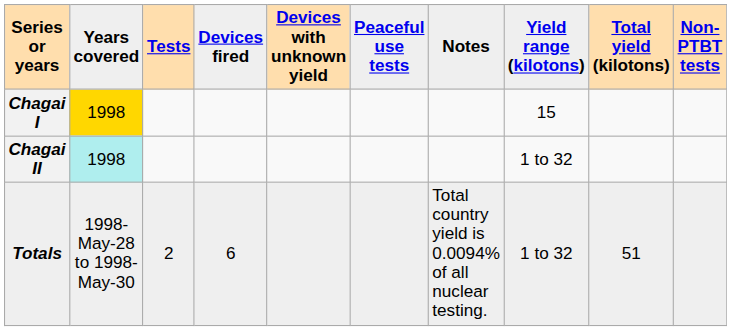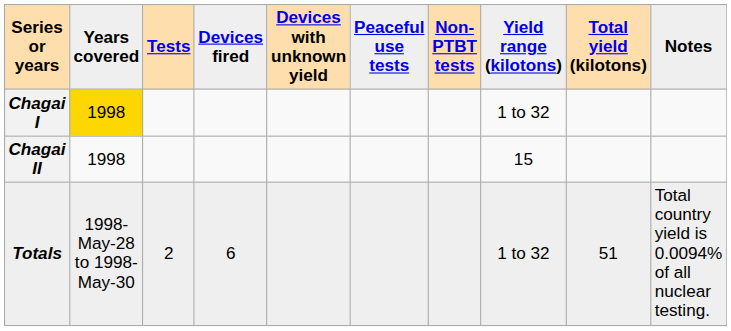columns swapped: (700, 46) <-> (466, 46)
(546, 112) 15 -> (523, 112) 1 to 32
(106, 159) paleturquoise background -> (106, 159) no background
(546, 159) 1 to 32 -> (523, 159) 15
